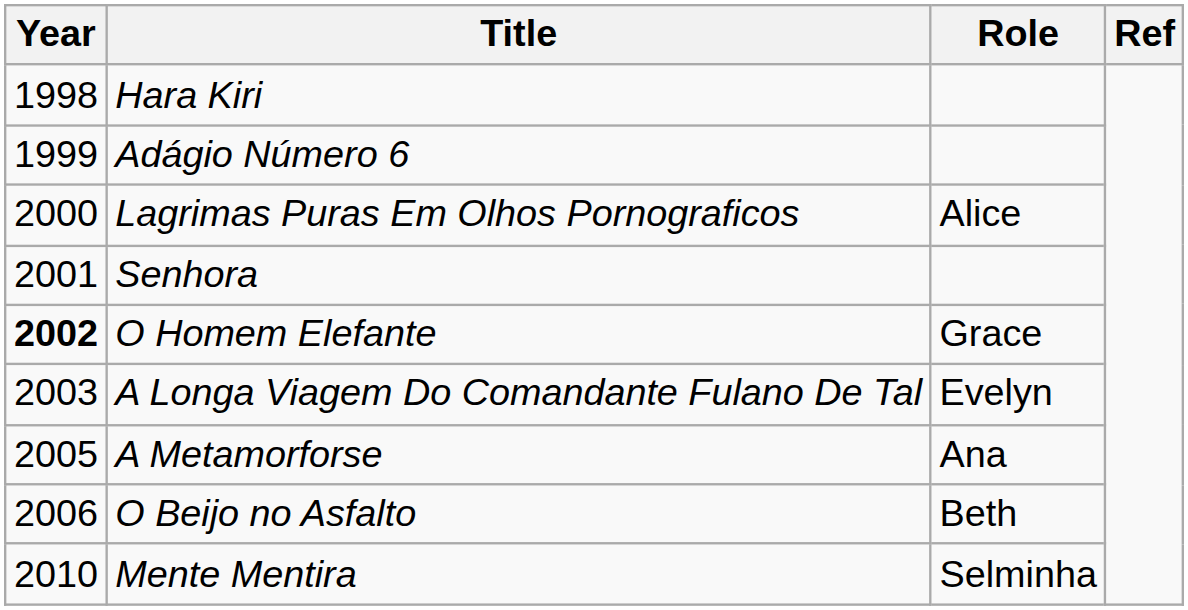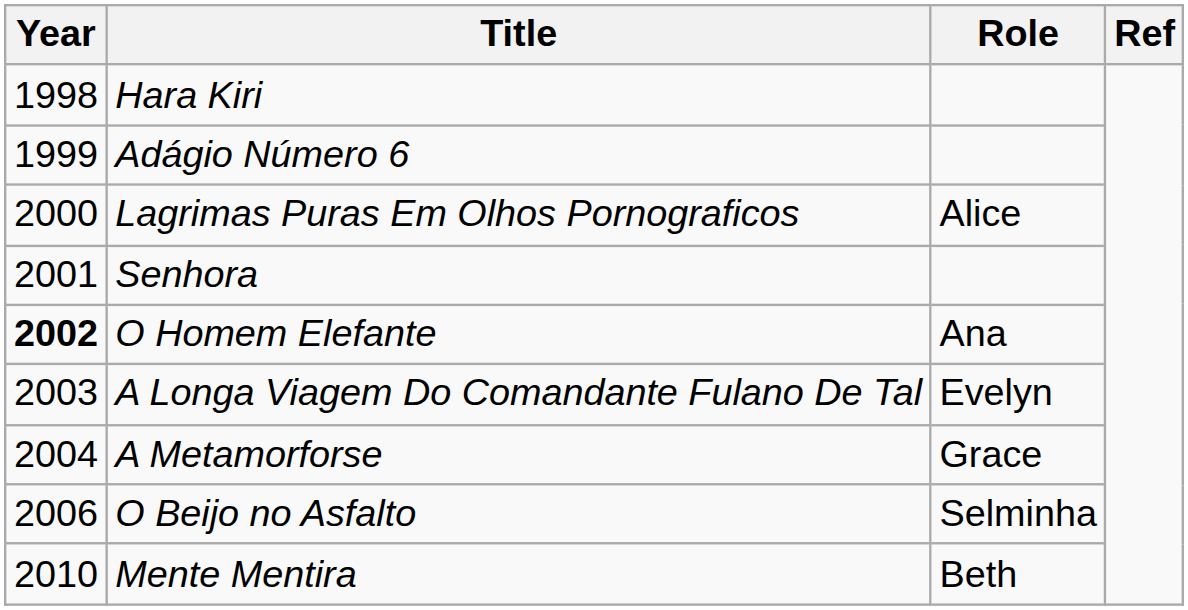(991, 333) Grace -> (973, 333) Ana
(56, 453) 2005 -> (56, 453) 2004
(973, 453) Ana -> (991, 453) Grace
(978, 513) Beth -> (1018, 513) Selminha
(1018, 573) Selminha -> (978, 573) Beth
